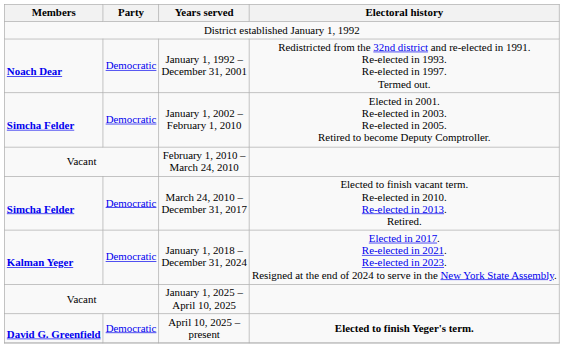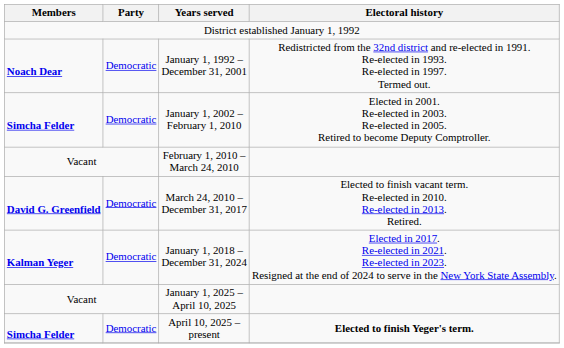(41, 209) Simcha Felder -> (54, 209) David G. Greenfield
(54, 334) David G. Greenfield -> (41, 334) Simcha Felder
